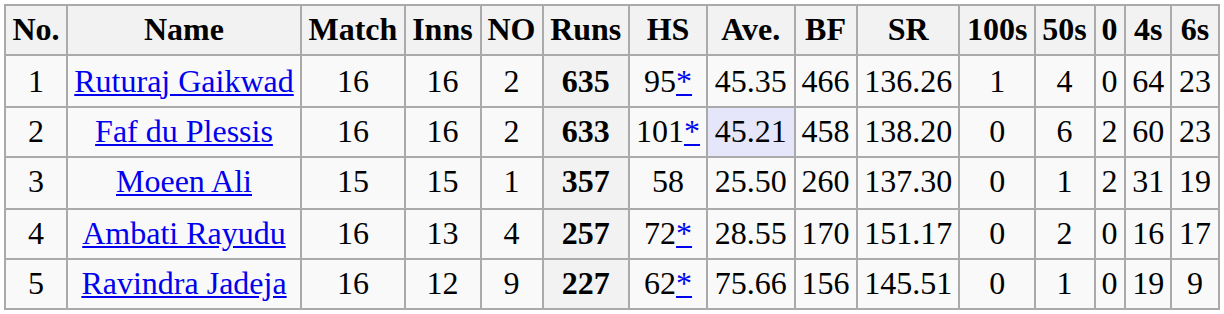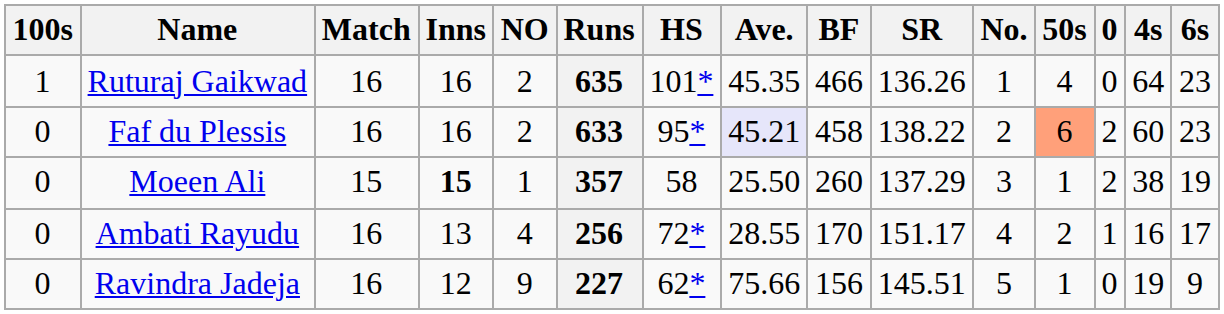columns swapped: (36, 29) <-> (997, 29)
(668, 80) 95* -> (681, 80) 101*
(668, 131) 101* -> (681, 131) 95*
(908, 131) 138.20 -> (922, 131) 138.22
(1064, 131) no background -> (1064, 131) lightsalmon background
(442, 182) normal -> (456, 182) bold
(908, 182) 137.30 -> (922, 182) 137.29
(1148, 182) 31 -> (1148, 182) 38
(586, 232) 257 -> (599, 232) 256
(1109, 232) 0 -> (1109, 232) 1
